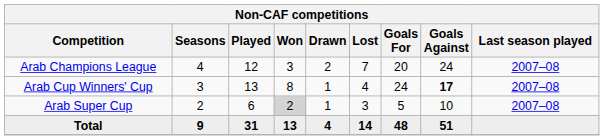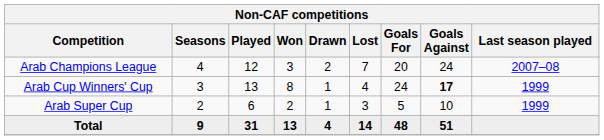(535, 87) 2007–08 -> (535, 87) 1999
(290, 106) lightgrey background -> (290, 106) no background
(535, 106) 2007–08 -> (535, 106) 1999
